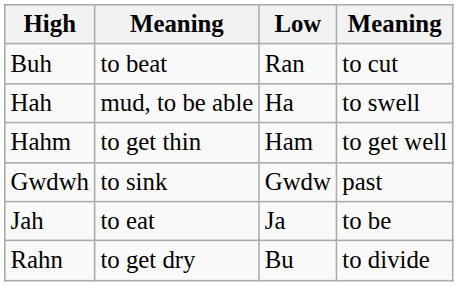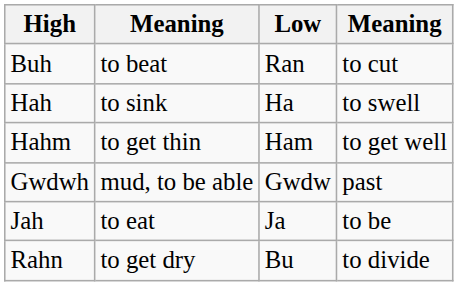(177, 102) mud, to be able -> (134, 102) to sink
(134, 181) to sink -> (177, 181) mud, to be able
